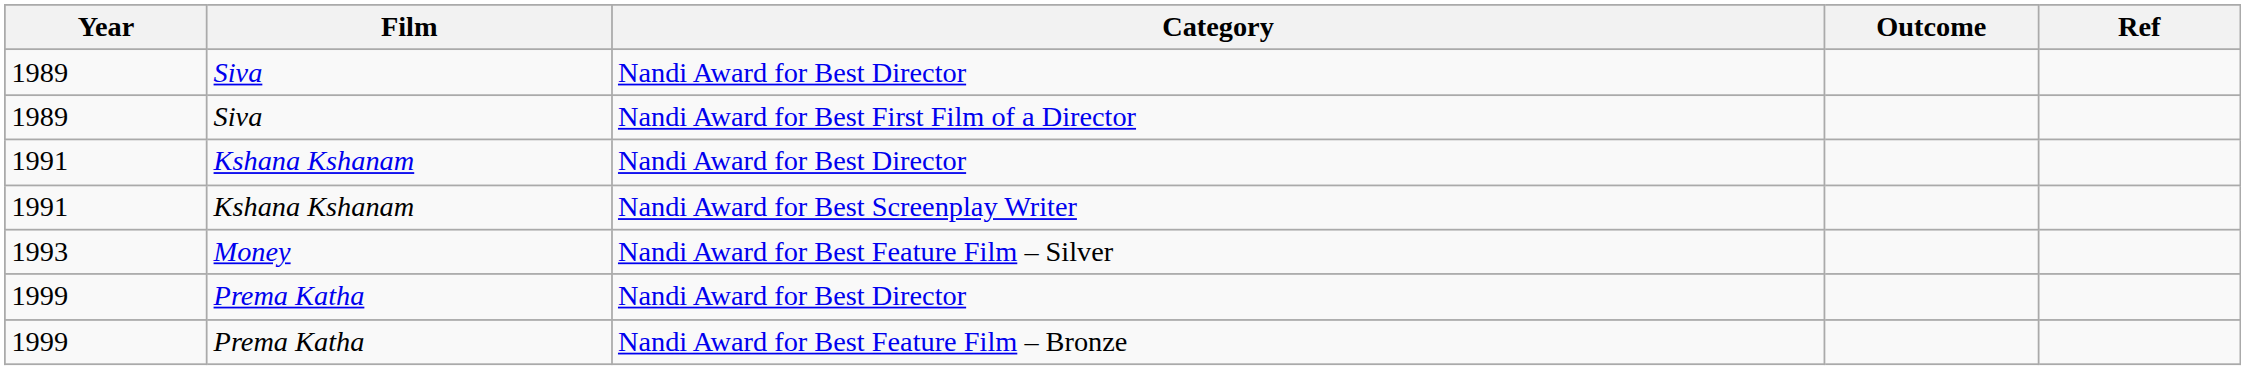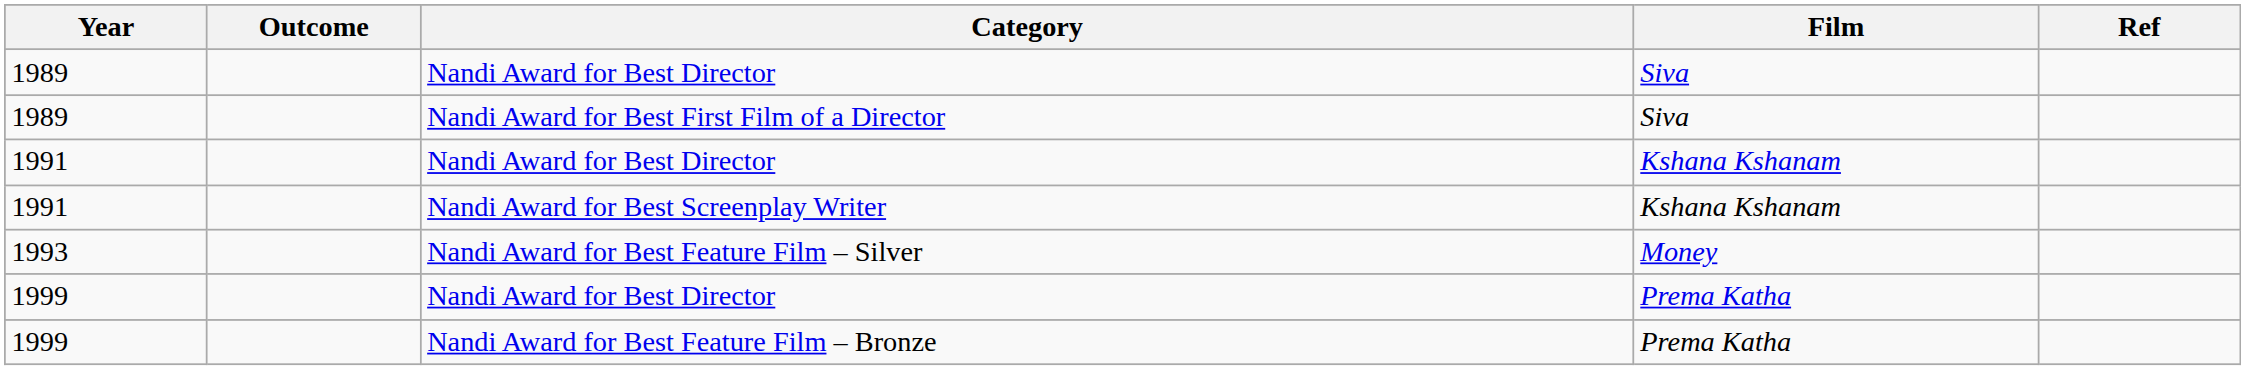columns swapped: (409, 26) <-> (1931, 26)
